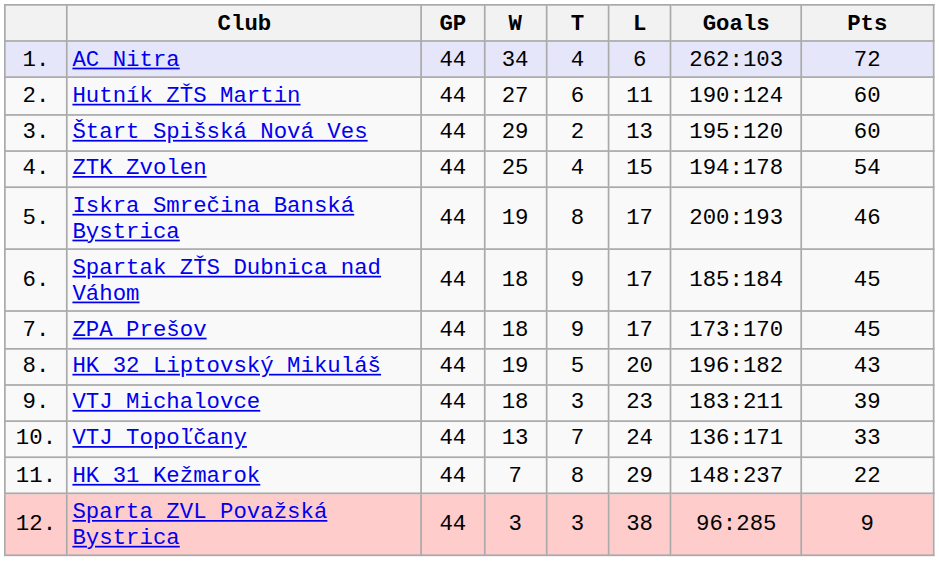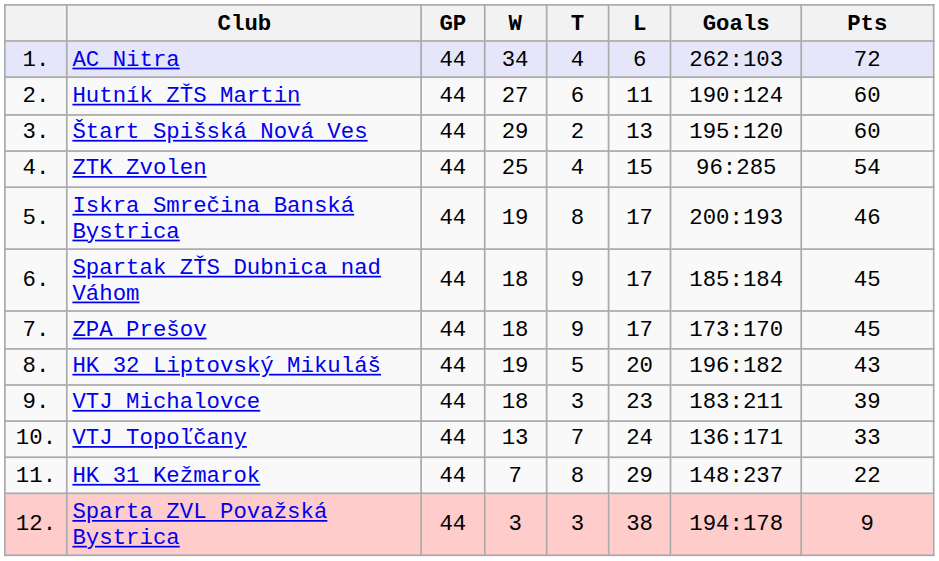(736, 169) 194:178 -> (736, 169) 96:285
(736, 525) 96:285 -> (736, 525) 194:178
